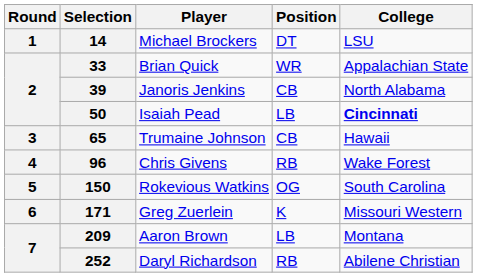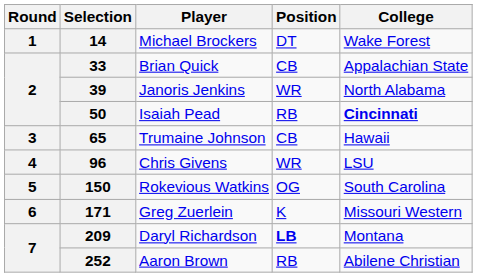(359, 41) LSU -> (387, 41) Wake Forest
(289, 65) WR -> (287, 65) CB
(287, 90) CB -> (289, 90) WR
(285, 114) LB -> (287, 114) RB
(287, 163) RB -> (289, 163) WR
(387, 163) Wake Forest -> (359, 163) LSU
(183, 236) Aaron Brown -> (198, 236) Daryl Richardson
(285, 236) normal -> (286, 236) bold
(198, 260) Daryl Richardson -> (183, 260) Aaron Brown
